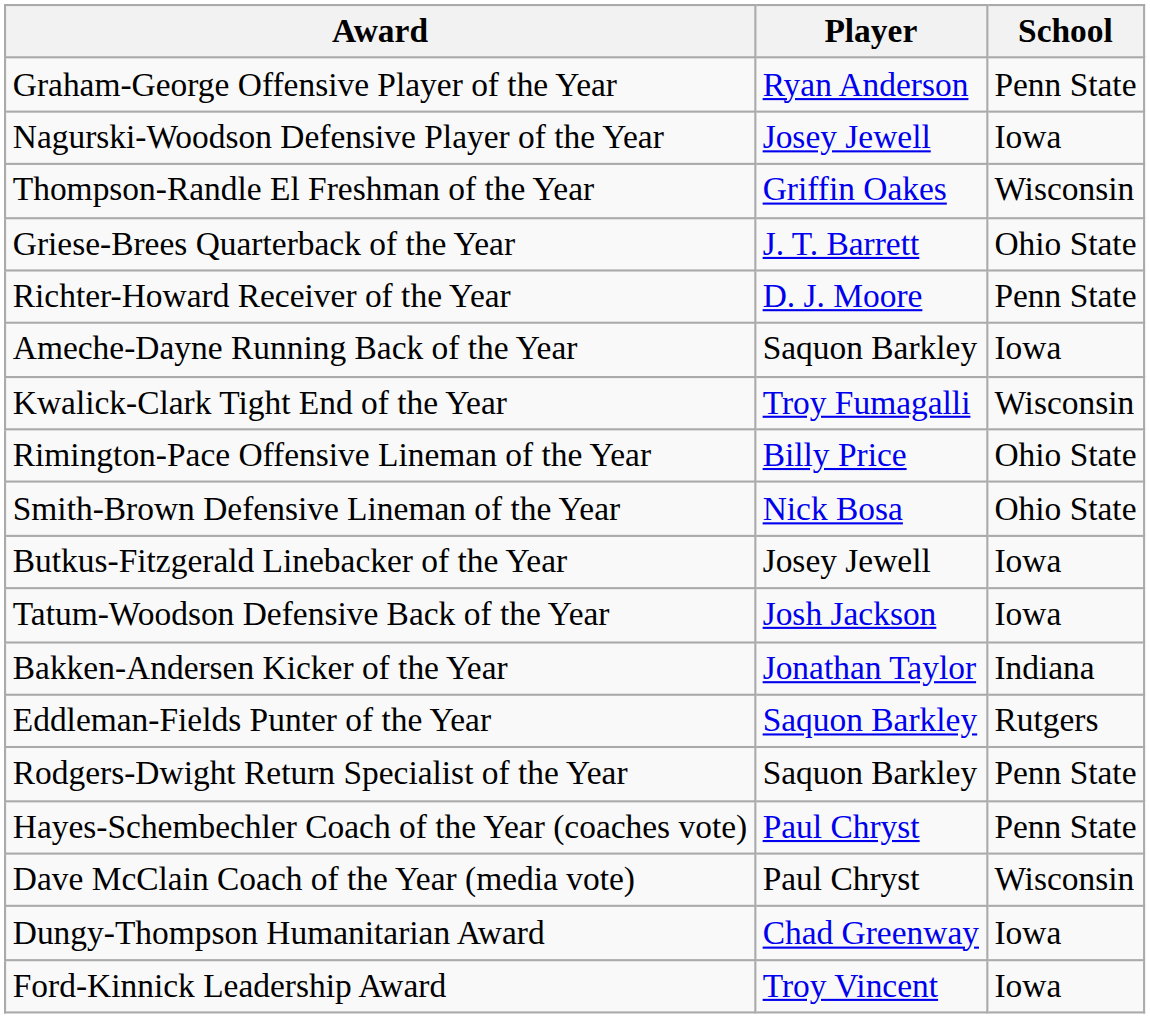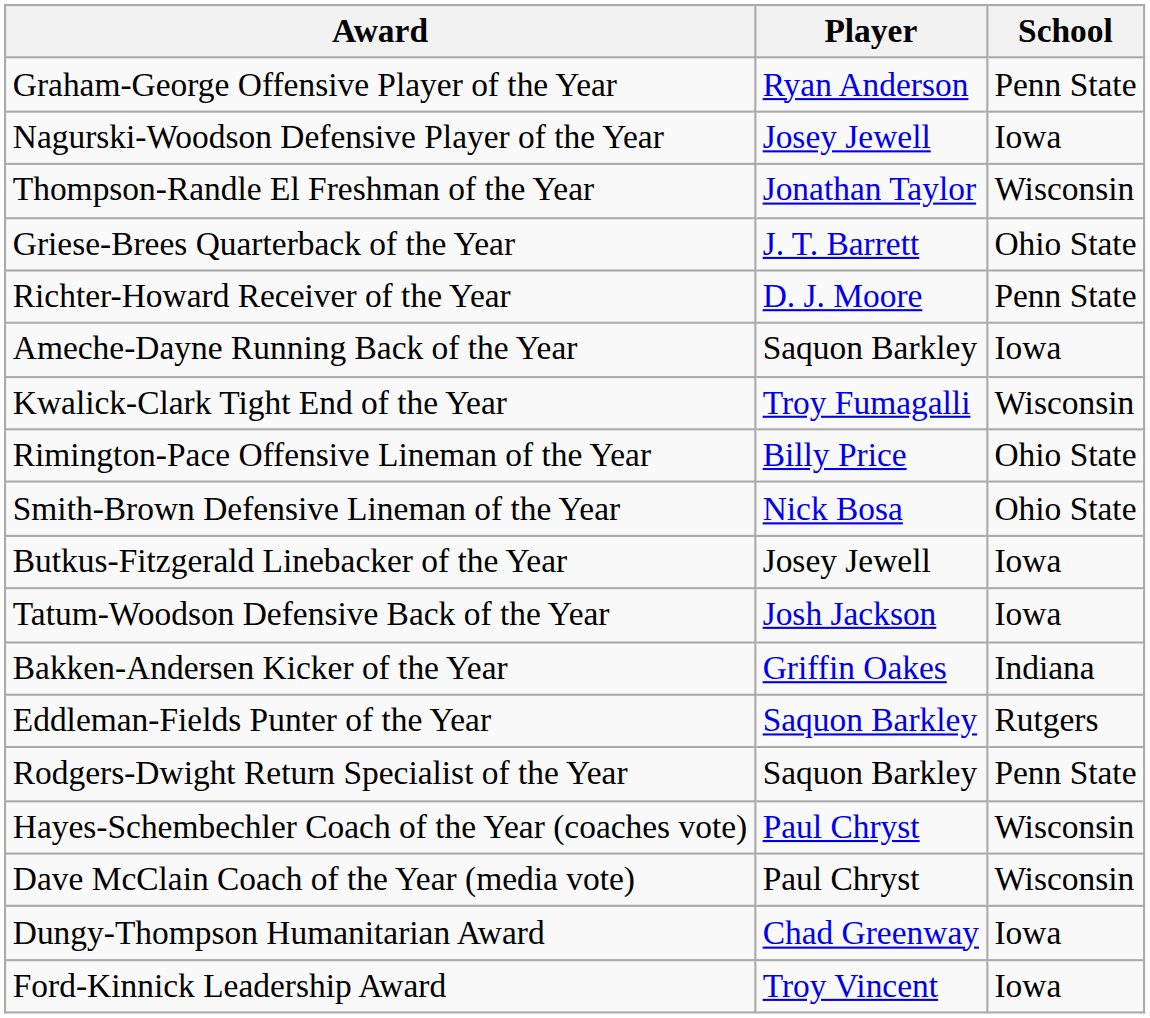(855, 190) Griffin Oakes -> (869, 190) Jonathan Taylor
(869, 667) Jonathan Taylor -> (855, 667) Griffin Oakes
(1065, 826) Penn State -> (1064, 826) Wisconsin
